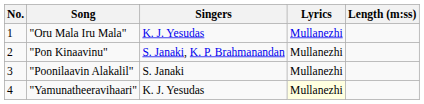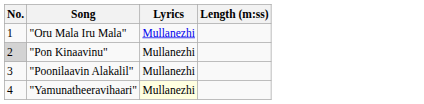- column: (214, 14)
(10, 52) no background -> (10, 52) lightgrey background
